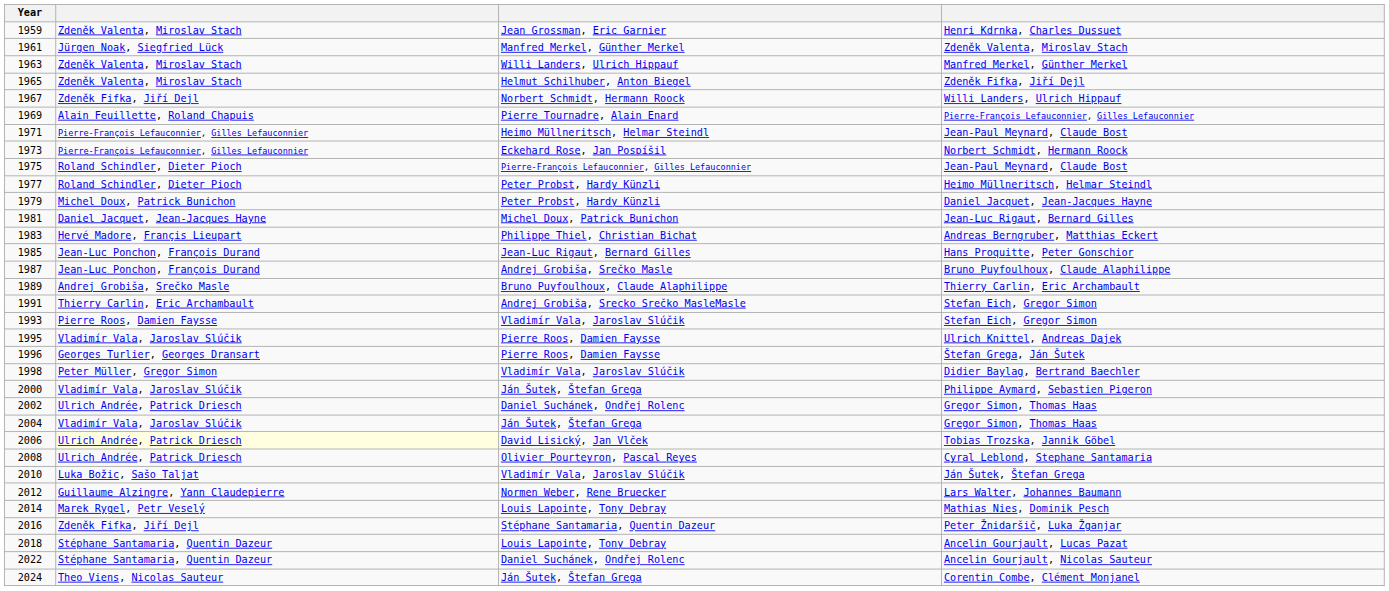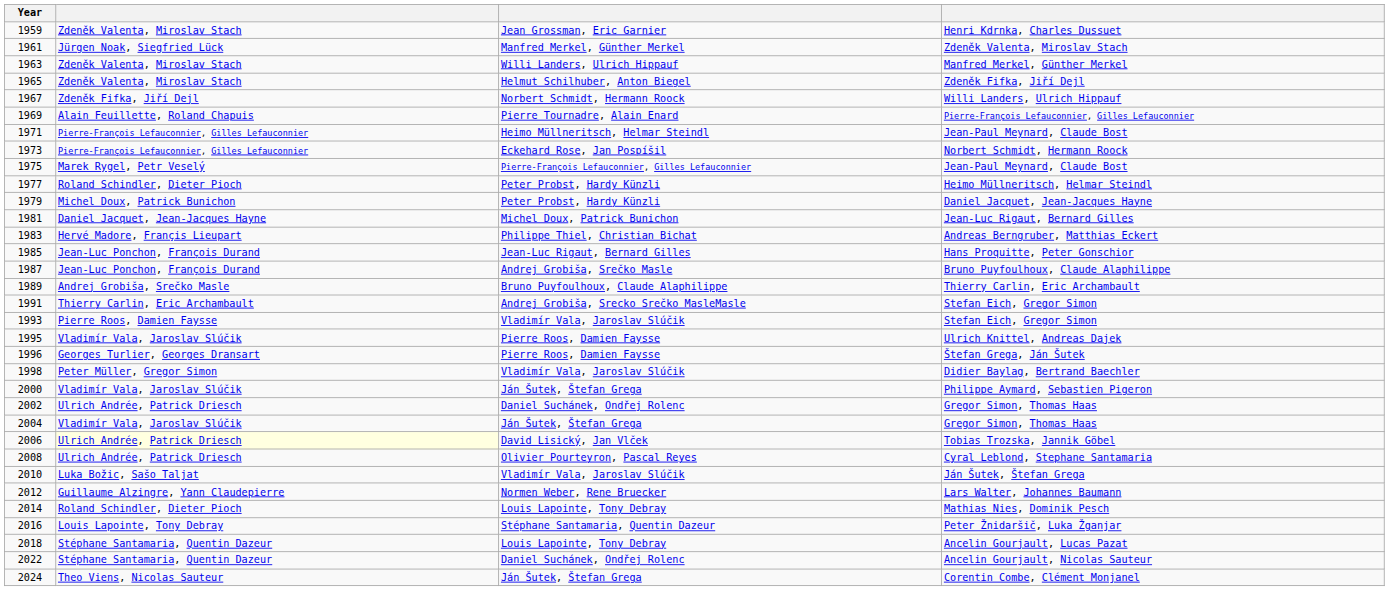(150, 167) Roland Schindler, Dieter Pioch -> (131, 167) Marek Rygel, Petr Veselý
(131, 509) Marek Rygel, Petr Veselý -> (150, 509) Roland Schindler, Dieter Pioch
(128, 526) Zdeněk Fifka, Jiří Dejl -> (141, 526) Louis Lapointe, Tony Debray
